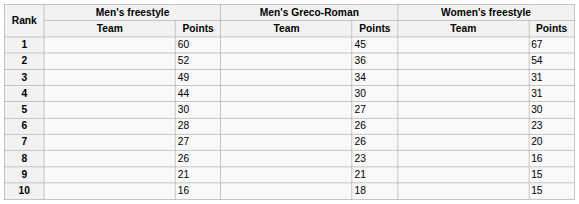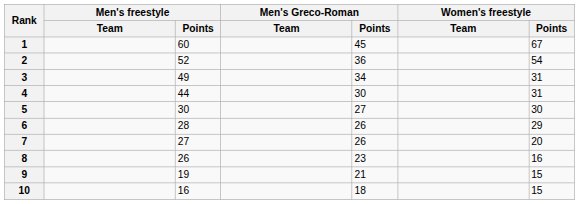(537, 126) 23 -> (537, 126) 29
(183, 175) 21 -> (183, 175) 19
